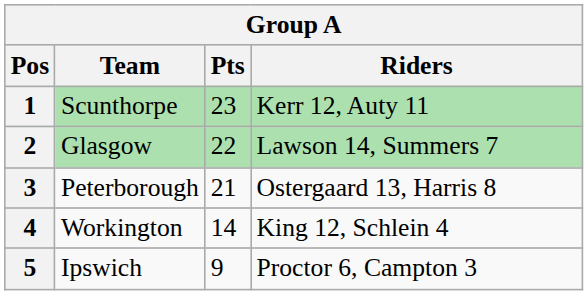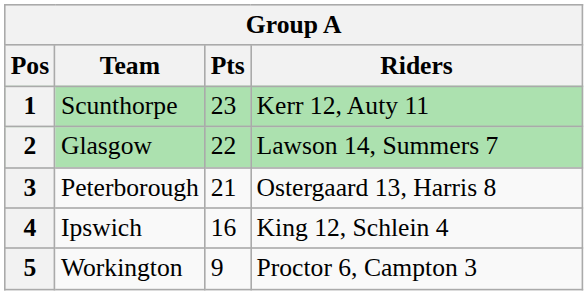(122, 227) Workington -> (101, 227) Ipswich
(223, 227) 14 -> (223, 227) 16
(101, 268) Ipswich -> (122, 268) Workington
